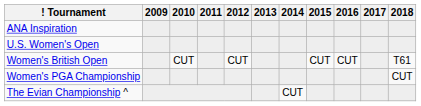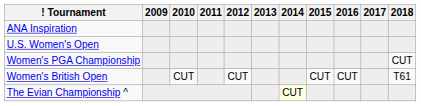rows swapped: (73, 77) <-> (57, 61)
(293, 93) no background -> (293, 93) lightyellow background
